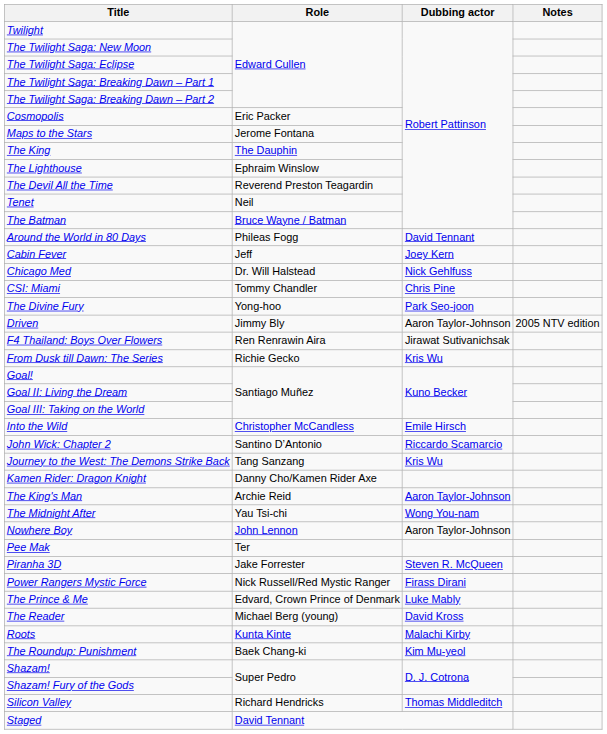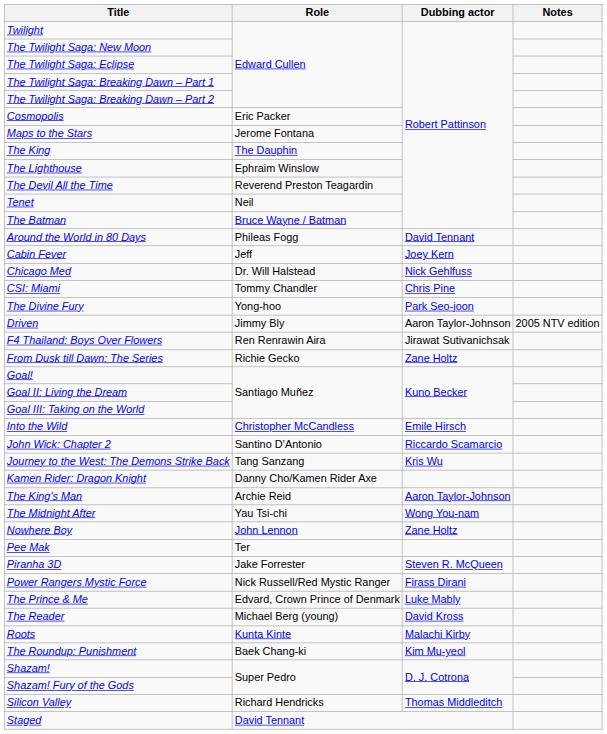(424, 358) Kris Wu -> (431, 358) Zane Holtz
(458, 530) Aaron Taylor-Johnson -> (431, 530) Zane Holtz
